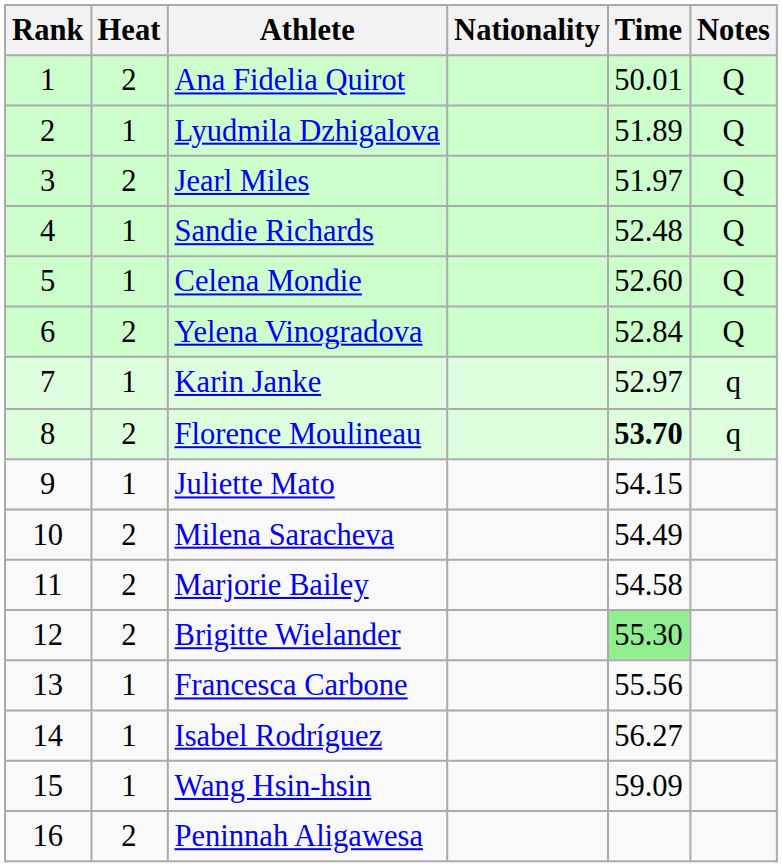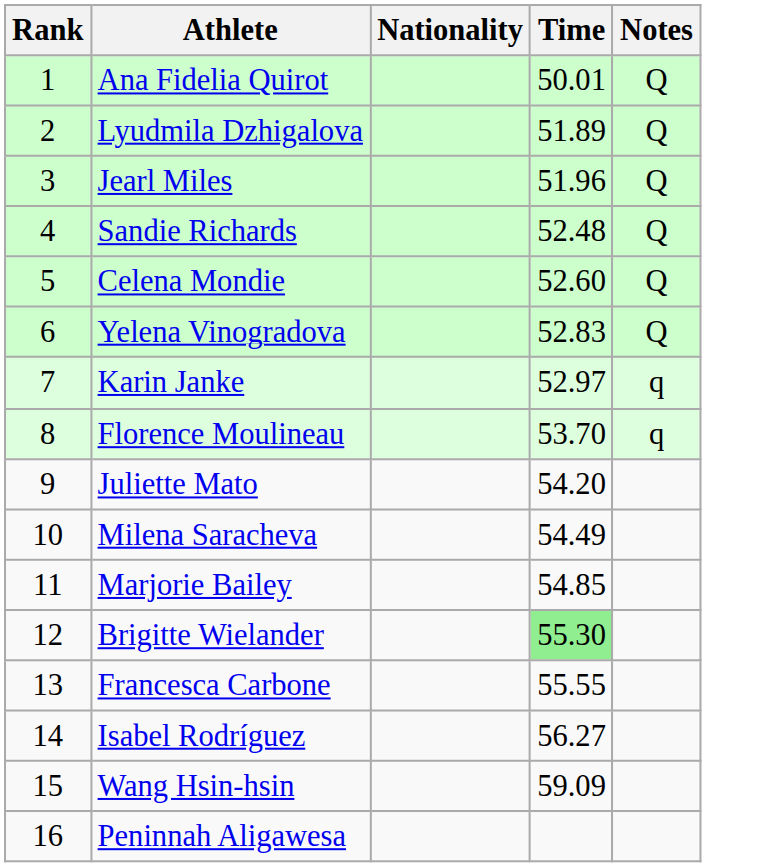- column: (129, 29)
(649, 181) 51.97 -> (572, 181) 51.96
(649, 332) 52.84 -> (572, 332) 52.83
(649, 432) bold -> (572, 432) normal
(649, 483) 54.15 -> (572, 483) 54.20
(649, 584) 54.58 -> (572, 584) 54.85
(649, 684) 55.56 -> (572, 684) 55.55
